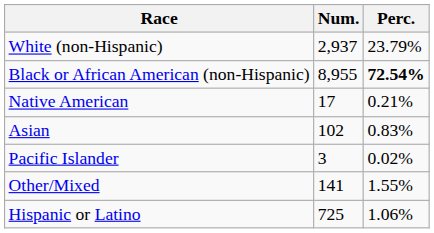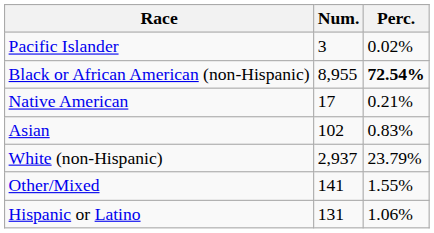rows swapped: (86, 46) <-> (64, 158)
(331, 213) 725 -> (331, 213) 131
